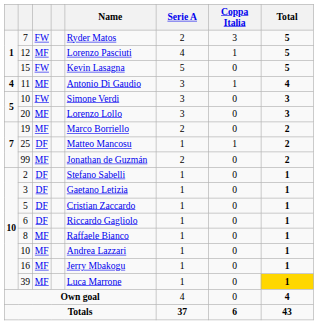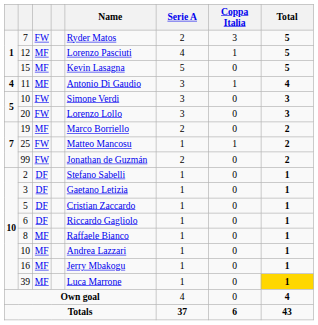(42, 68) FW -> (42, 68) MF
(42, 114) MF -> (42, 114) FW
(42, 144) DF -> (42, 144) FW
(42, 159) MF -> (42, 159) FW
